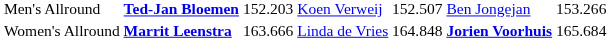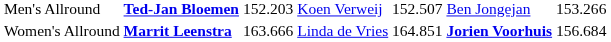(417, 30) 164.848 -> (417, 30) 164.851
(581, 30) 165.684 -> (581, 30) 156.684
